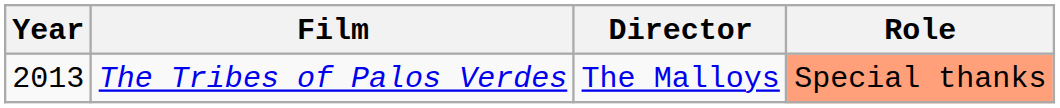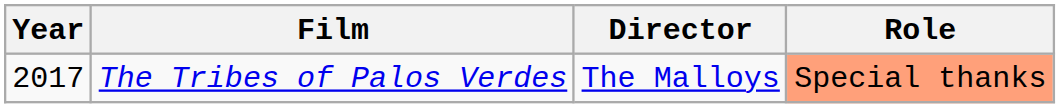(48, 79) 2013 -> (48, 79) 2017
